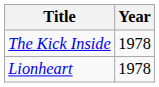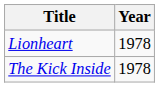rows swapped: (59, 43) <-> (40, 69)
